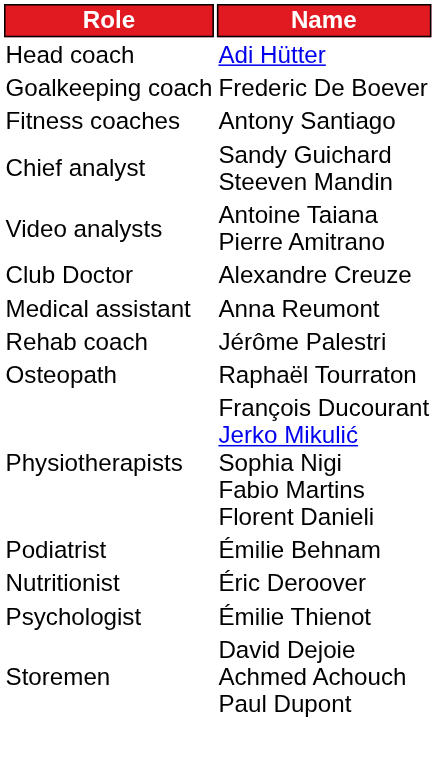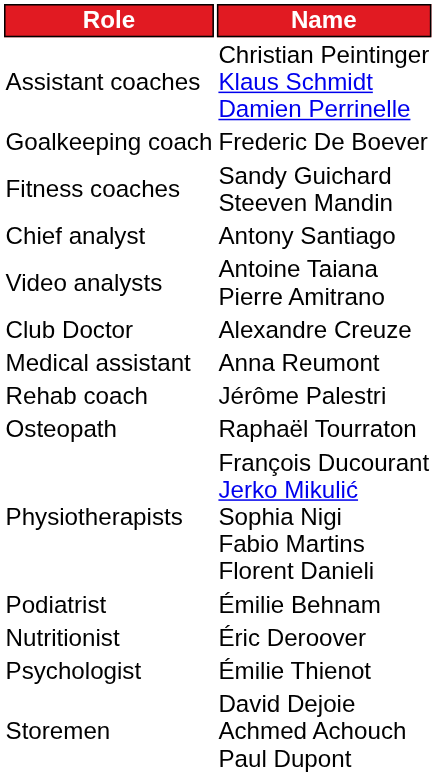- row: (70, 55)
+ row: (103, 82)
(307, 121) Antony Santiago -> (306, 189) Sandy Guichard Steeven Mandin
(306, 168) Sandy Guichard Steeven Mandin -> (307, 236) Antony Santiago
